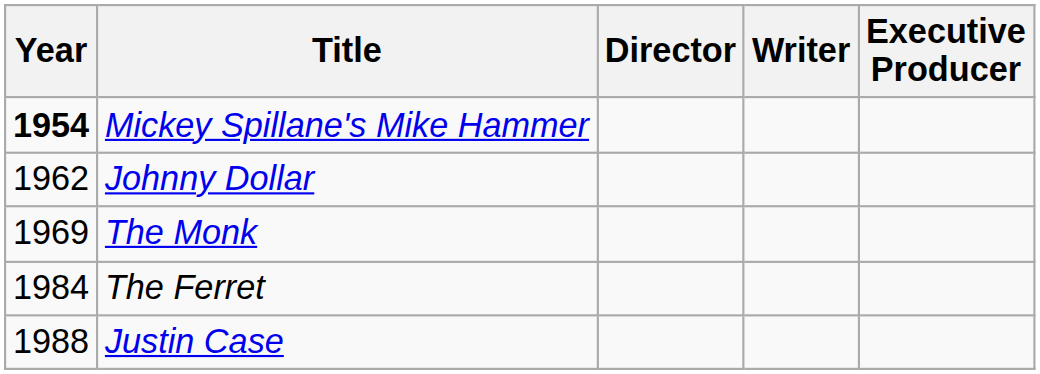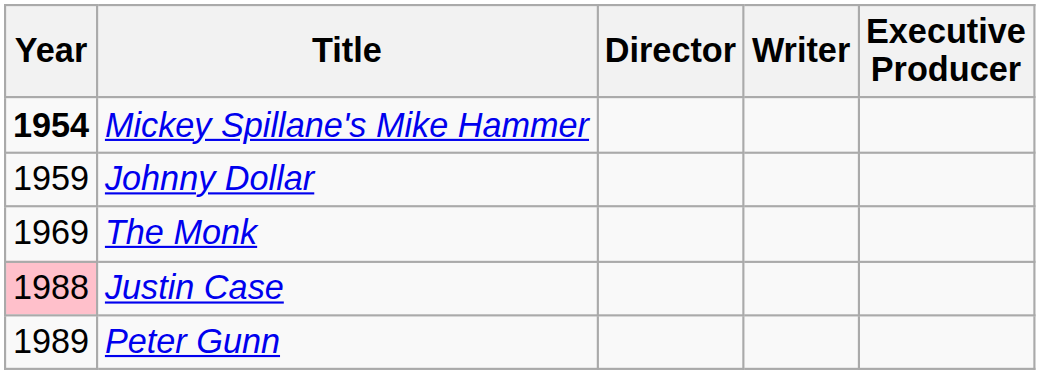(51, 178) 1962 -> (51, 178) 1959
- row: (185, 287)
(51, 341) no background -> (51, 287) pink background
+ row: (192, 341)
